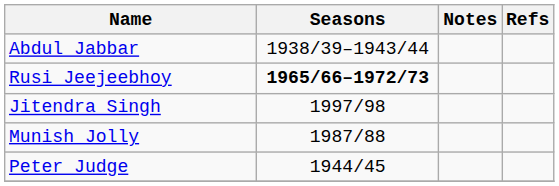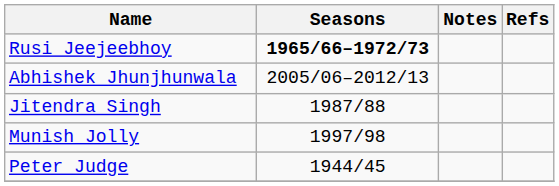- row: (74, 49)
+ row: (123, 78)
(348, 108) 1997/98 -> (348, 108) 1987/88
(348, 137) 1987/88 -> (348, 137) 1997/98
